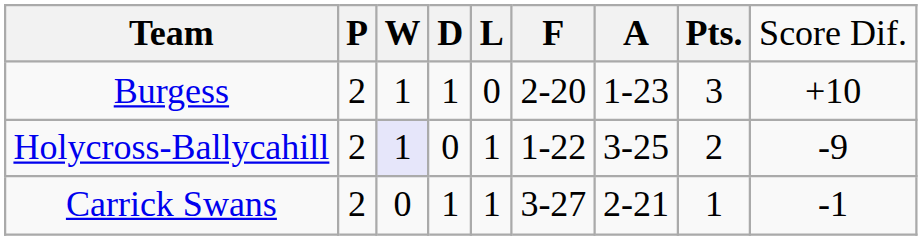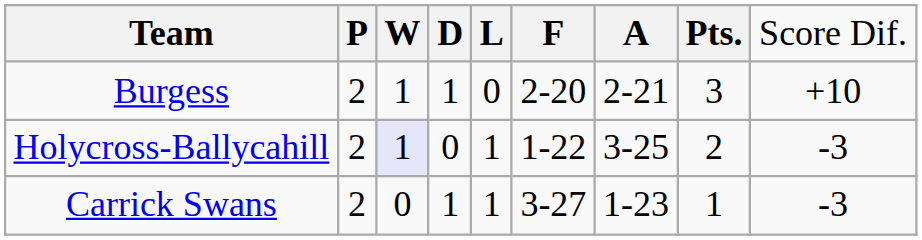(636, 90) 1-23 -> (636, 90) 2-21
(833, 147) -9 -> (833, 147) -3
(636, 204) 2-21 -> (636, 204) 1-23
(833, 204) -1 -> (833, 204) -3
